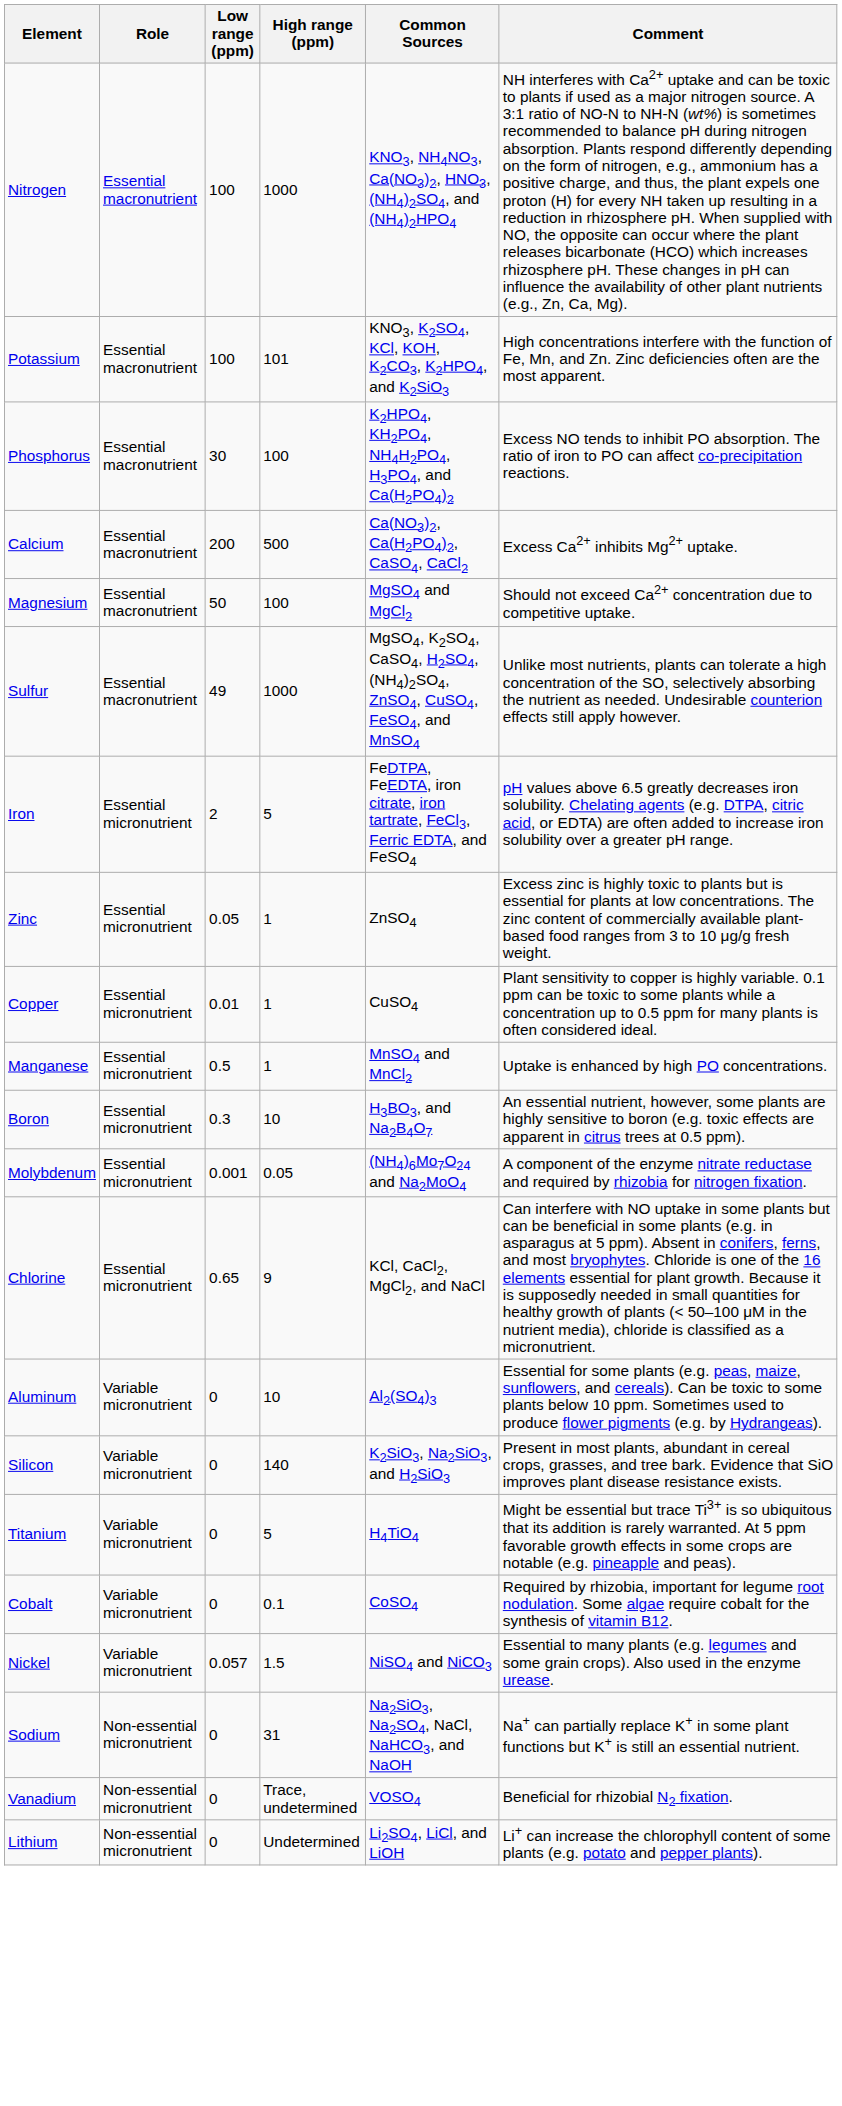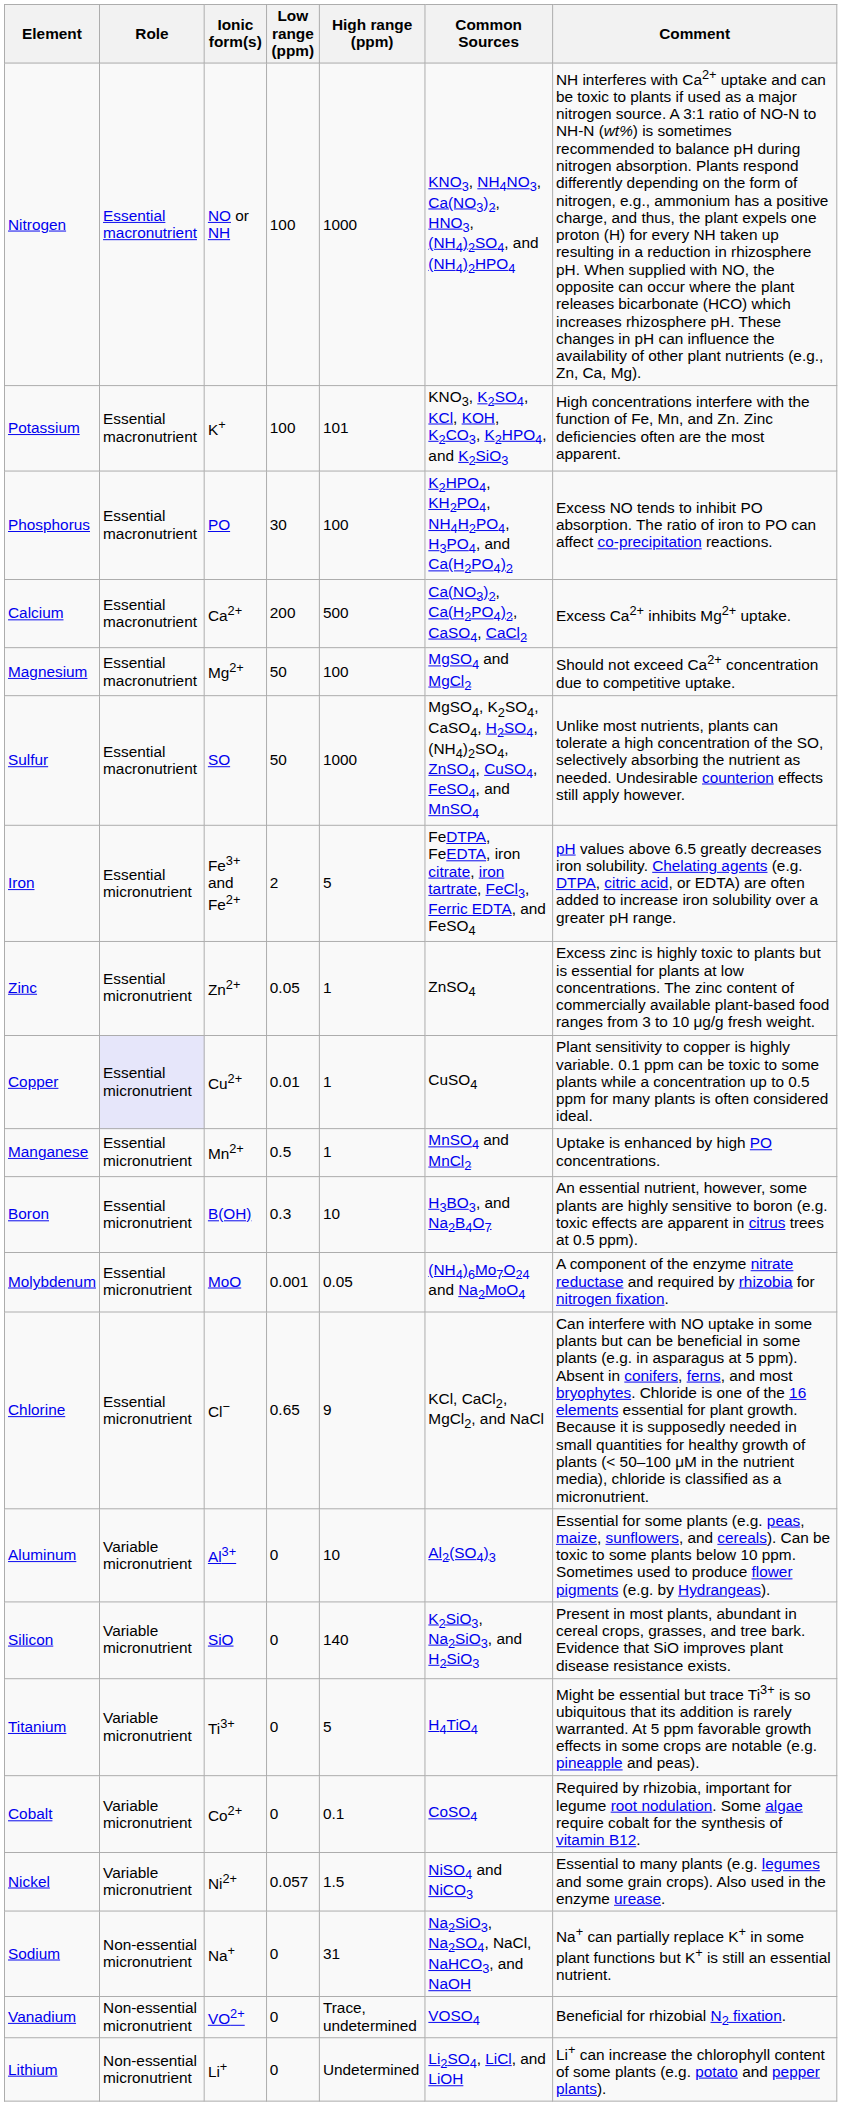+ column: (235, 33)
(218, 691) 49 -> (278, 760) 50
(147, 1004) no background -> (147, 1081) lavender background
